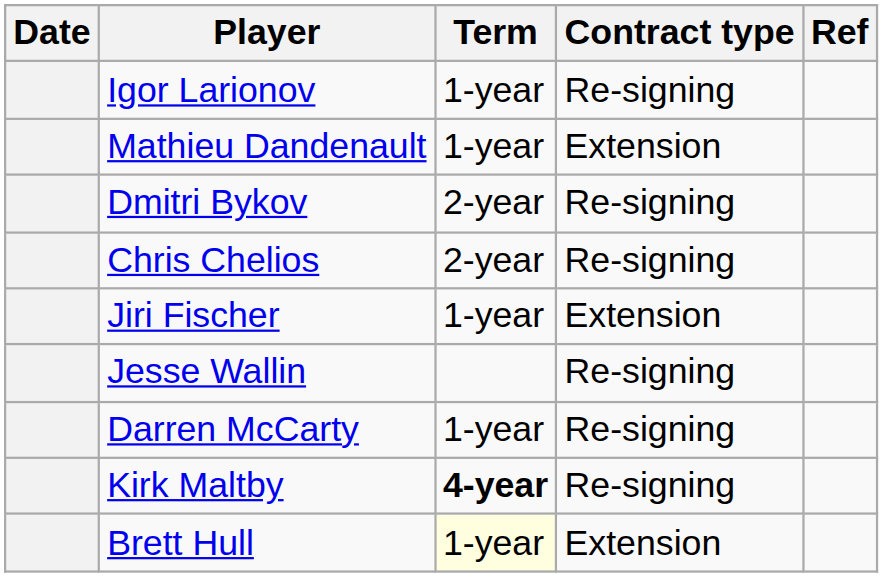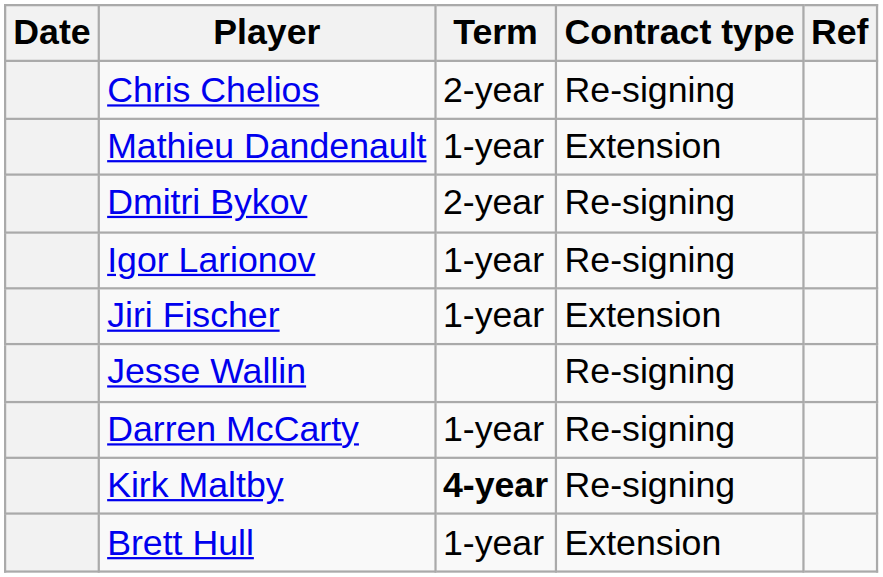rows swapped: (213, 259) <-> (211, 89)
(494, 542) lightyellow background -> (494, 542) no background
